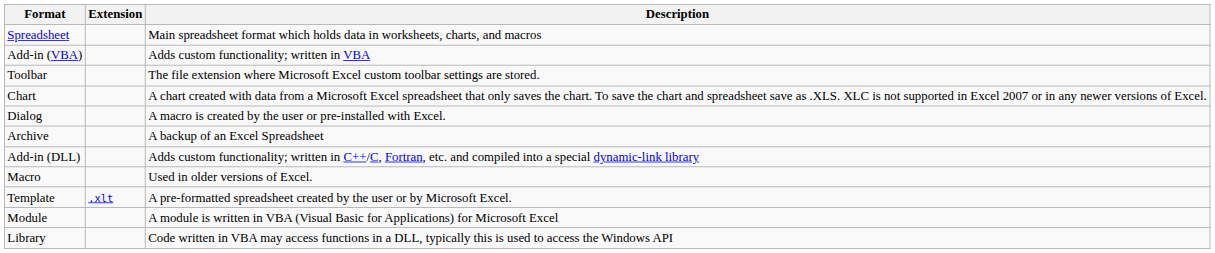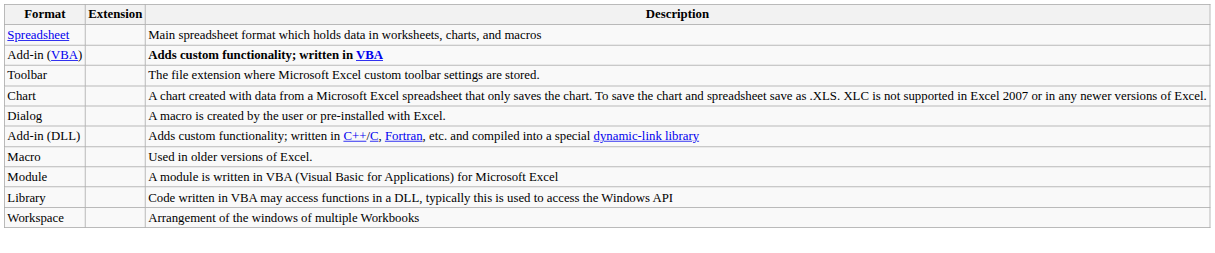(259, 55) normal -> (266, 55) bold
- row: (28, 136)
- row: (31, 197)
+ row: (36, 217)
